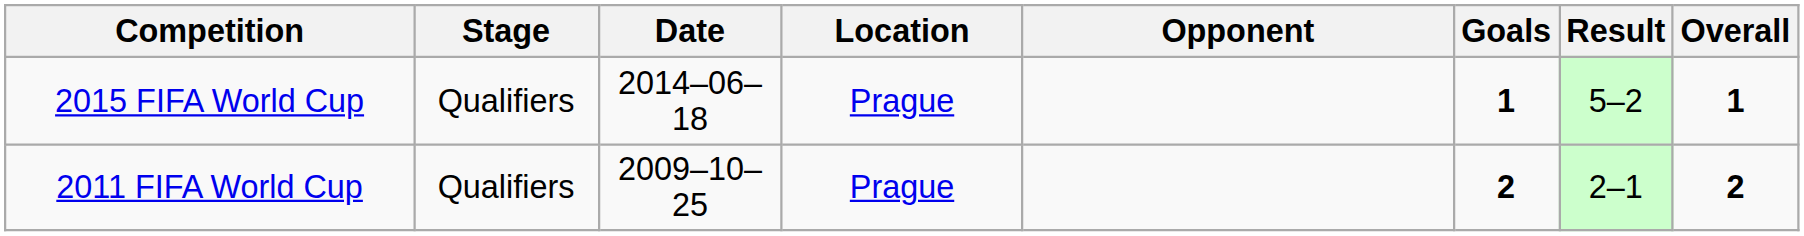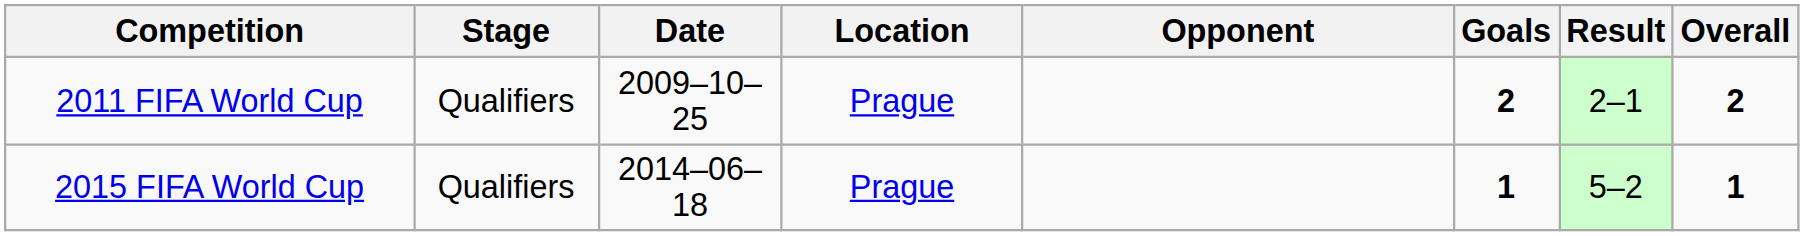rows swapped: (210, 187) <-> (210, 100)
